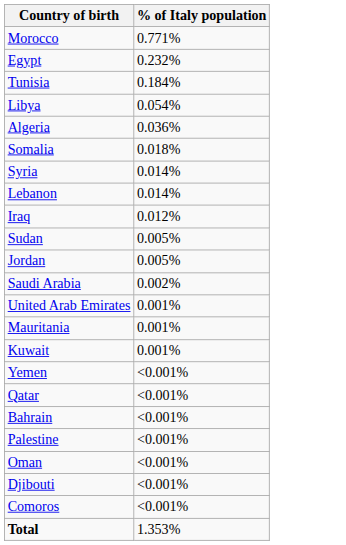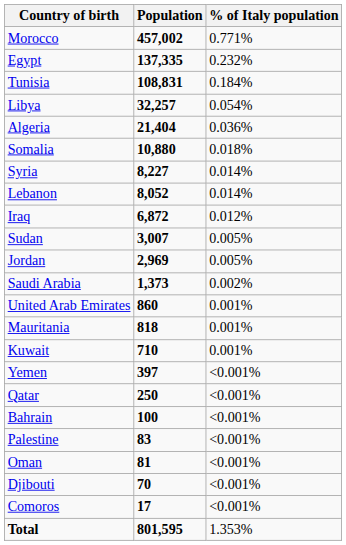+ column: (170, 15)
